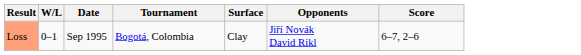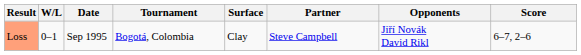+ column: (323, 13)
